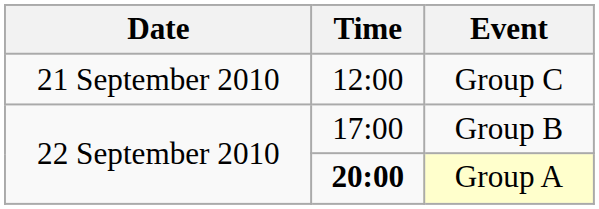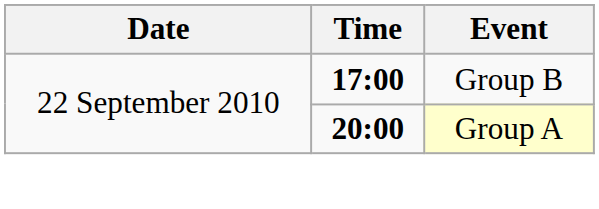- row: (509, 78)
(368, 128) normal -> (368, 78) bold
